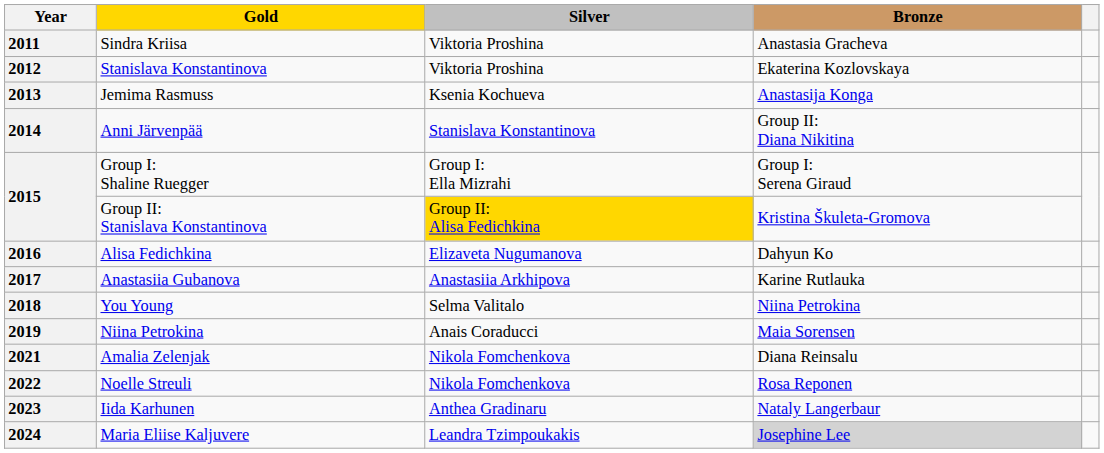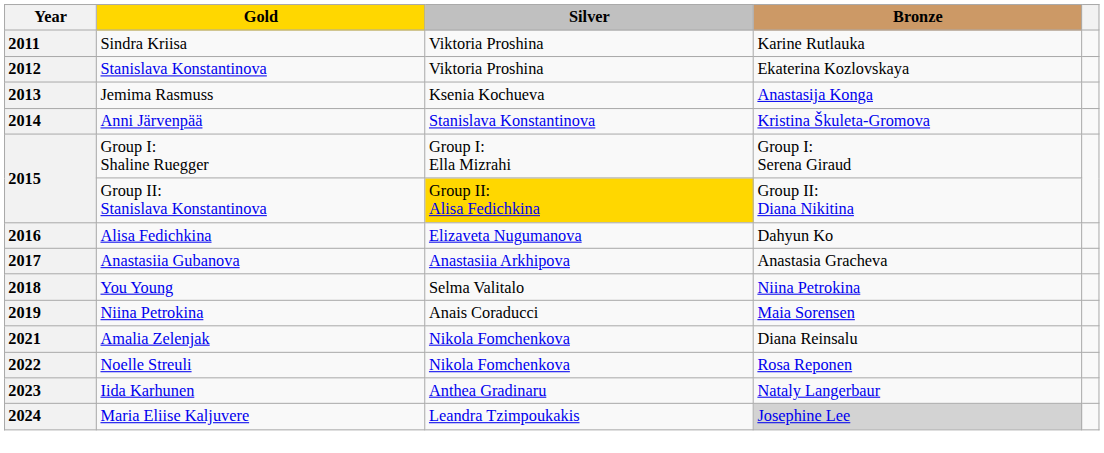(822, 43) Anastasia Gracheva -> (811, 43) Karine Rutlauka
(806, 130) Group II: Diana Nikitina -> (844, 120) Kristina Škuleta-Gromova
(844, 218) Kristina Škuleta-Gromova -> (806, 200) Group II: Diana Nikitina
(811, 279) Karine Rutlauka -> (822, 261) Anastasia Gracheva
